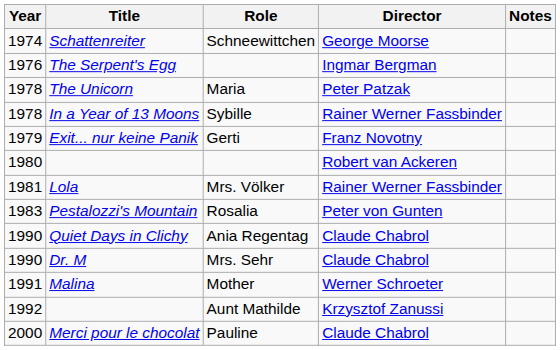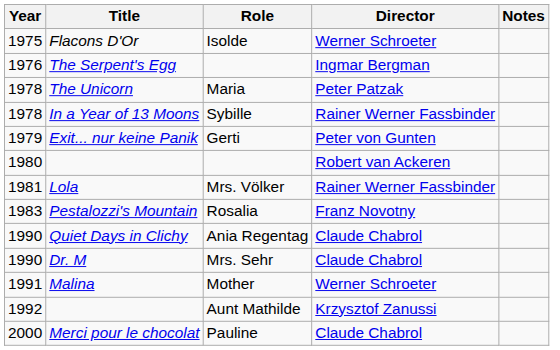- row: (97, 41)
+ row: (94, 41)
(372, 138) Franz Novotny -> (376, 138) Peter von Gunten
(382, 211) Peter von Gunten -> (365, 211) Franz Novotny
